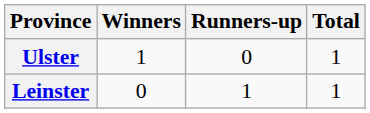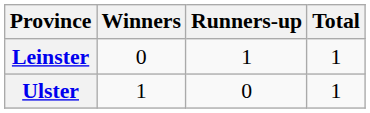rows swapped: (51, 56) <-> (51, 90)
